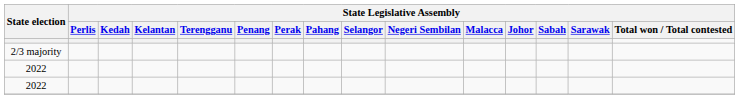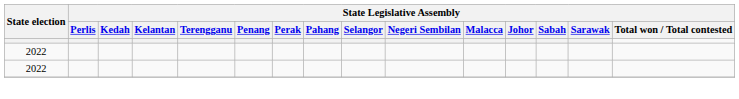- row: (36, 52)
